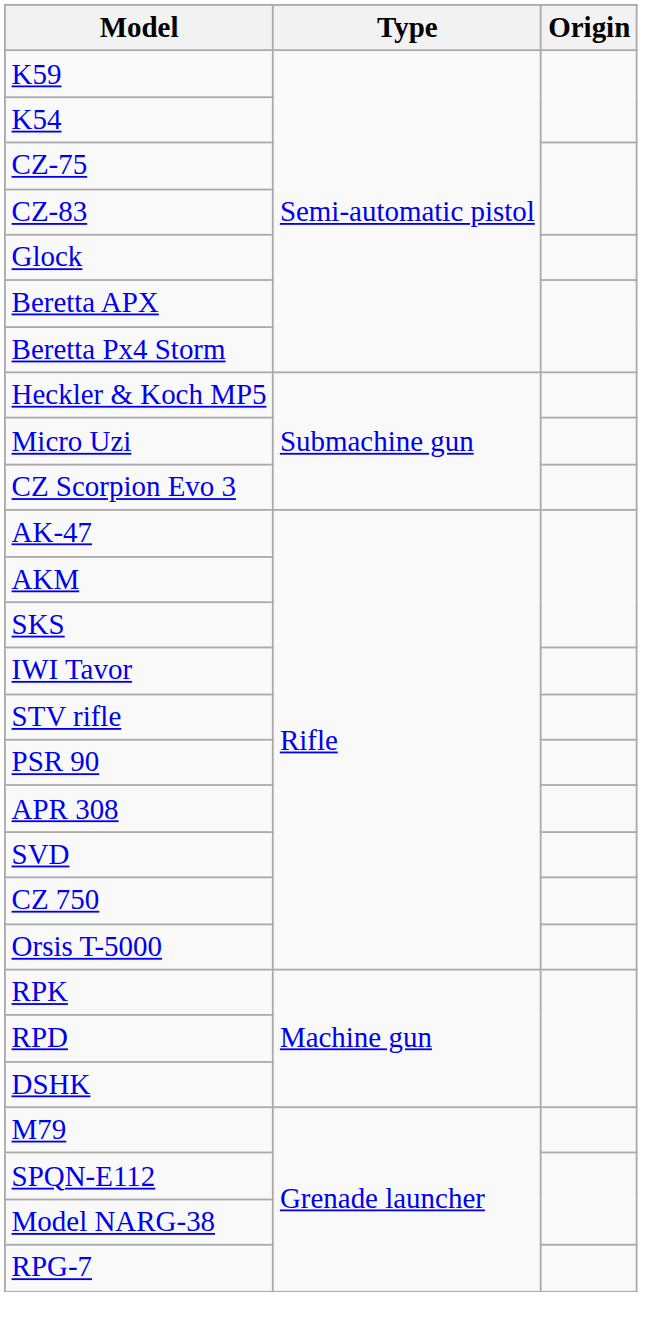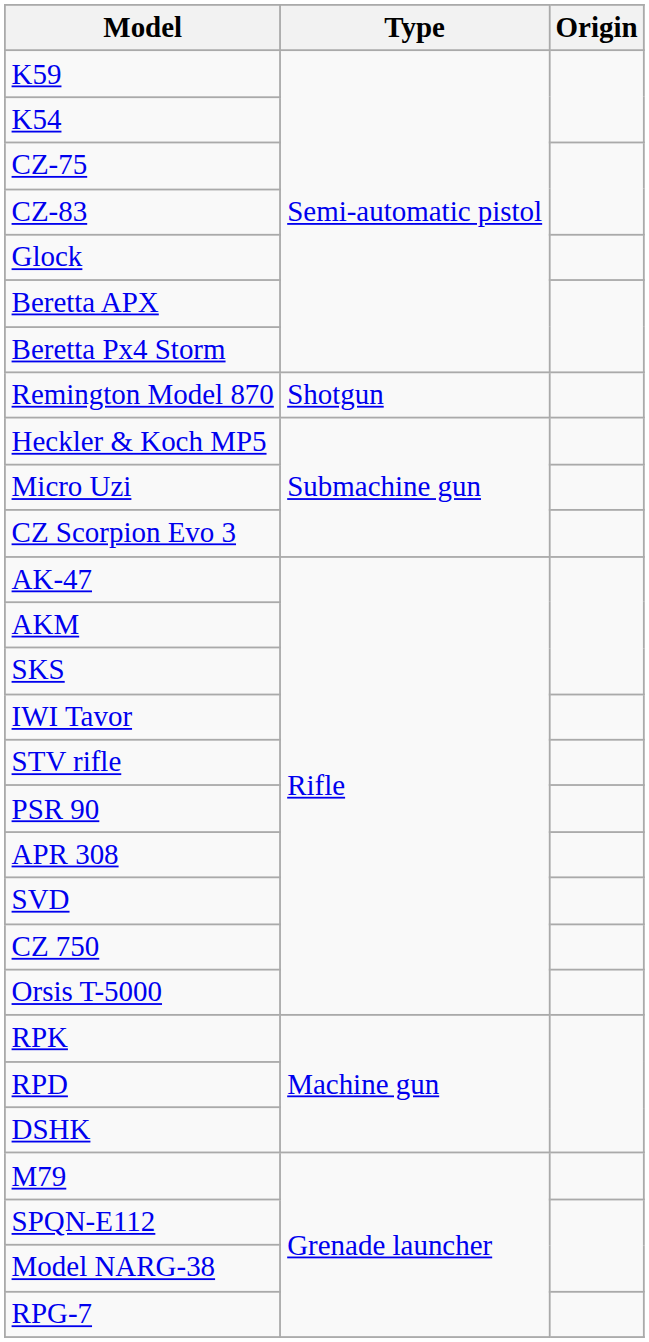+ row: (143, 394)
